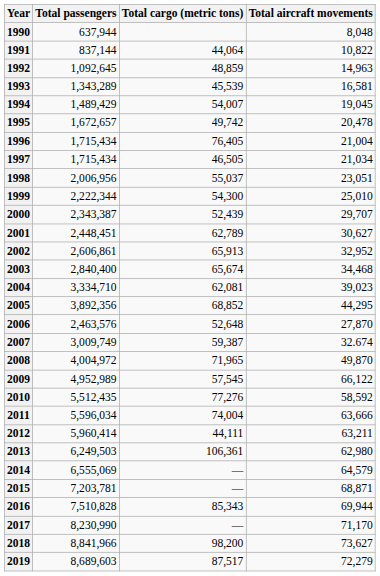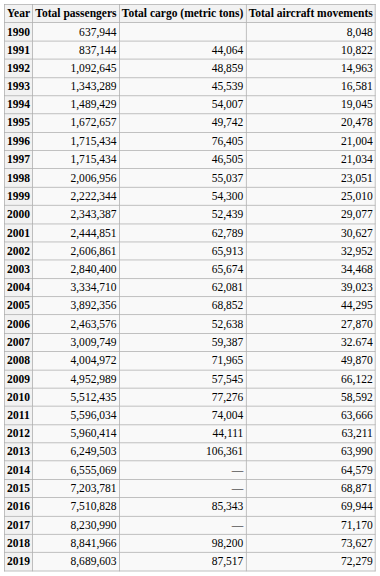(357, 214) 29,707 -> (357, 214) 29,077
(94, 232) 2,448,451 -> (94, 232) 2,444,851
(227, 324) 52,648 -> (227, 324) 52,638
(357, 452) 62,980 -> (357, 452) 63,990
